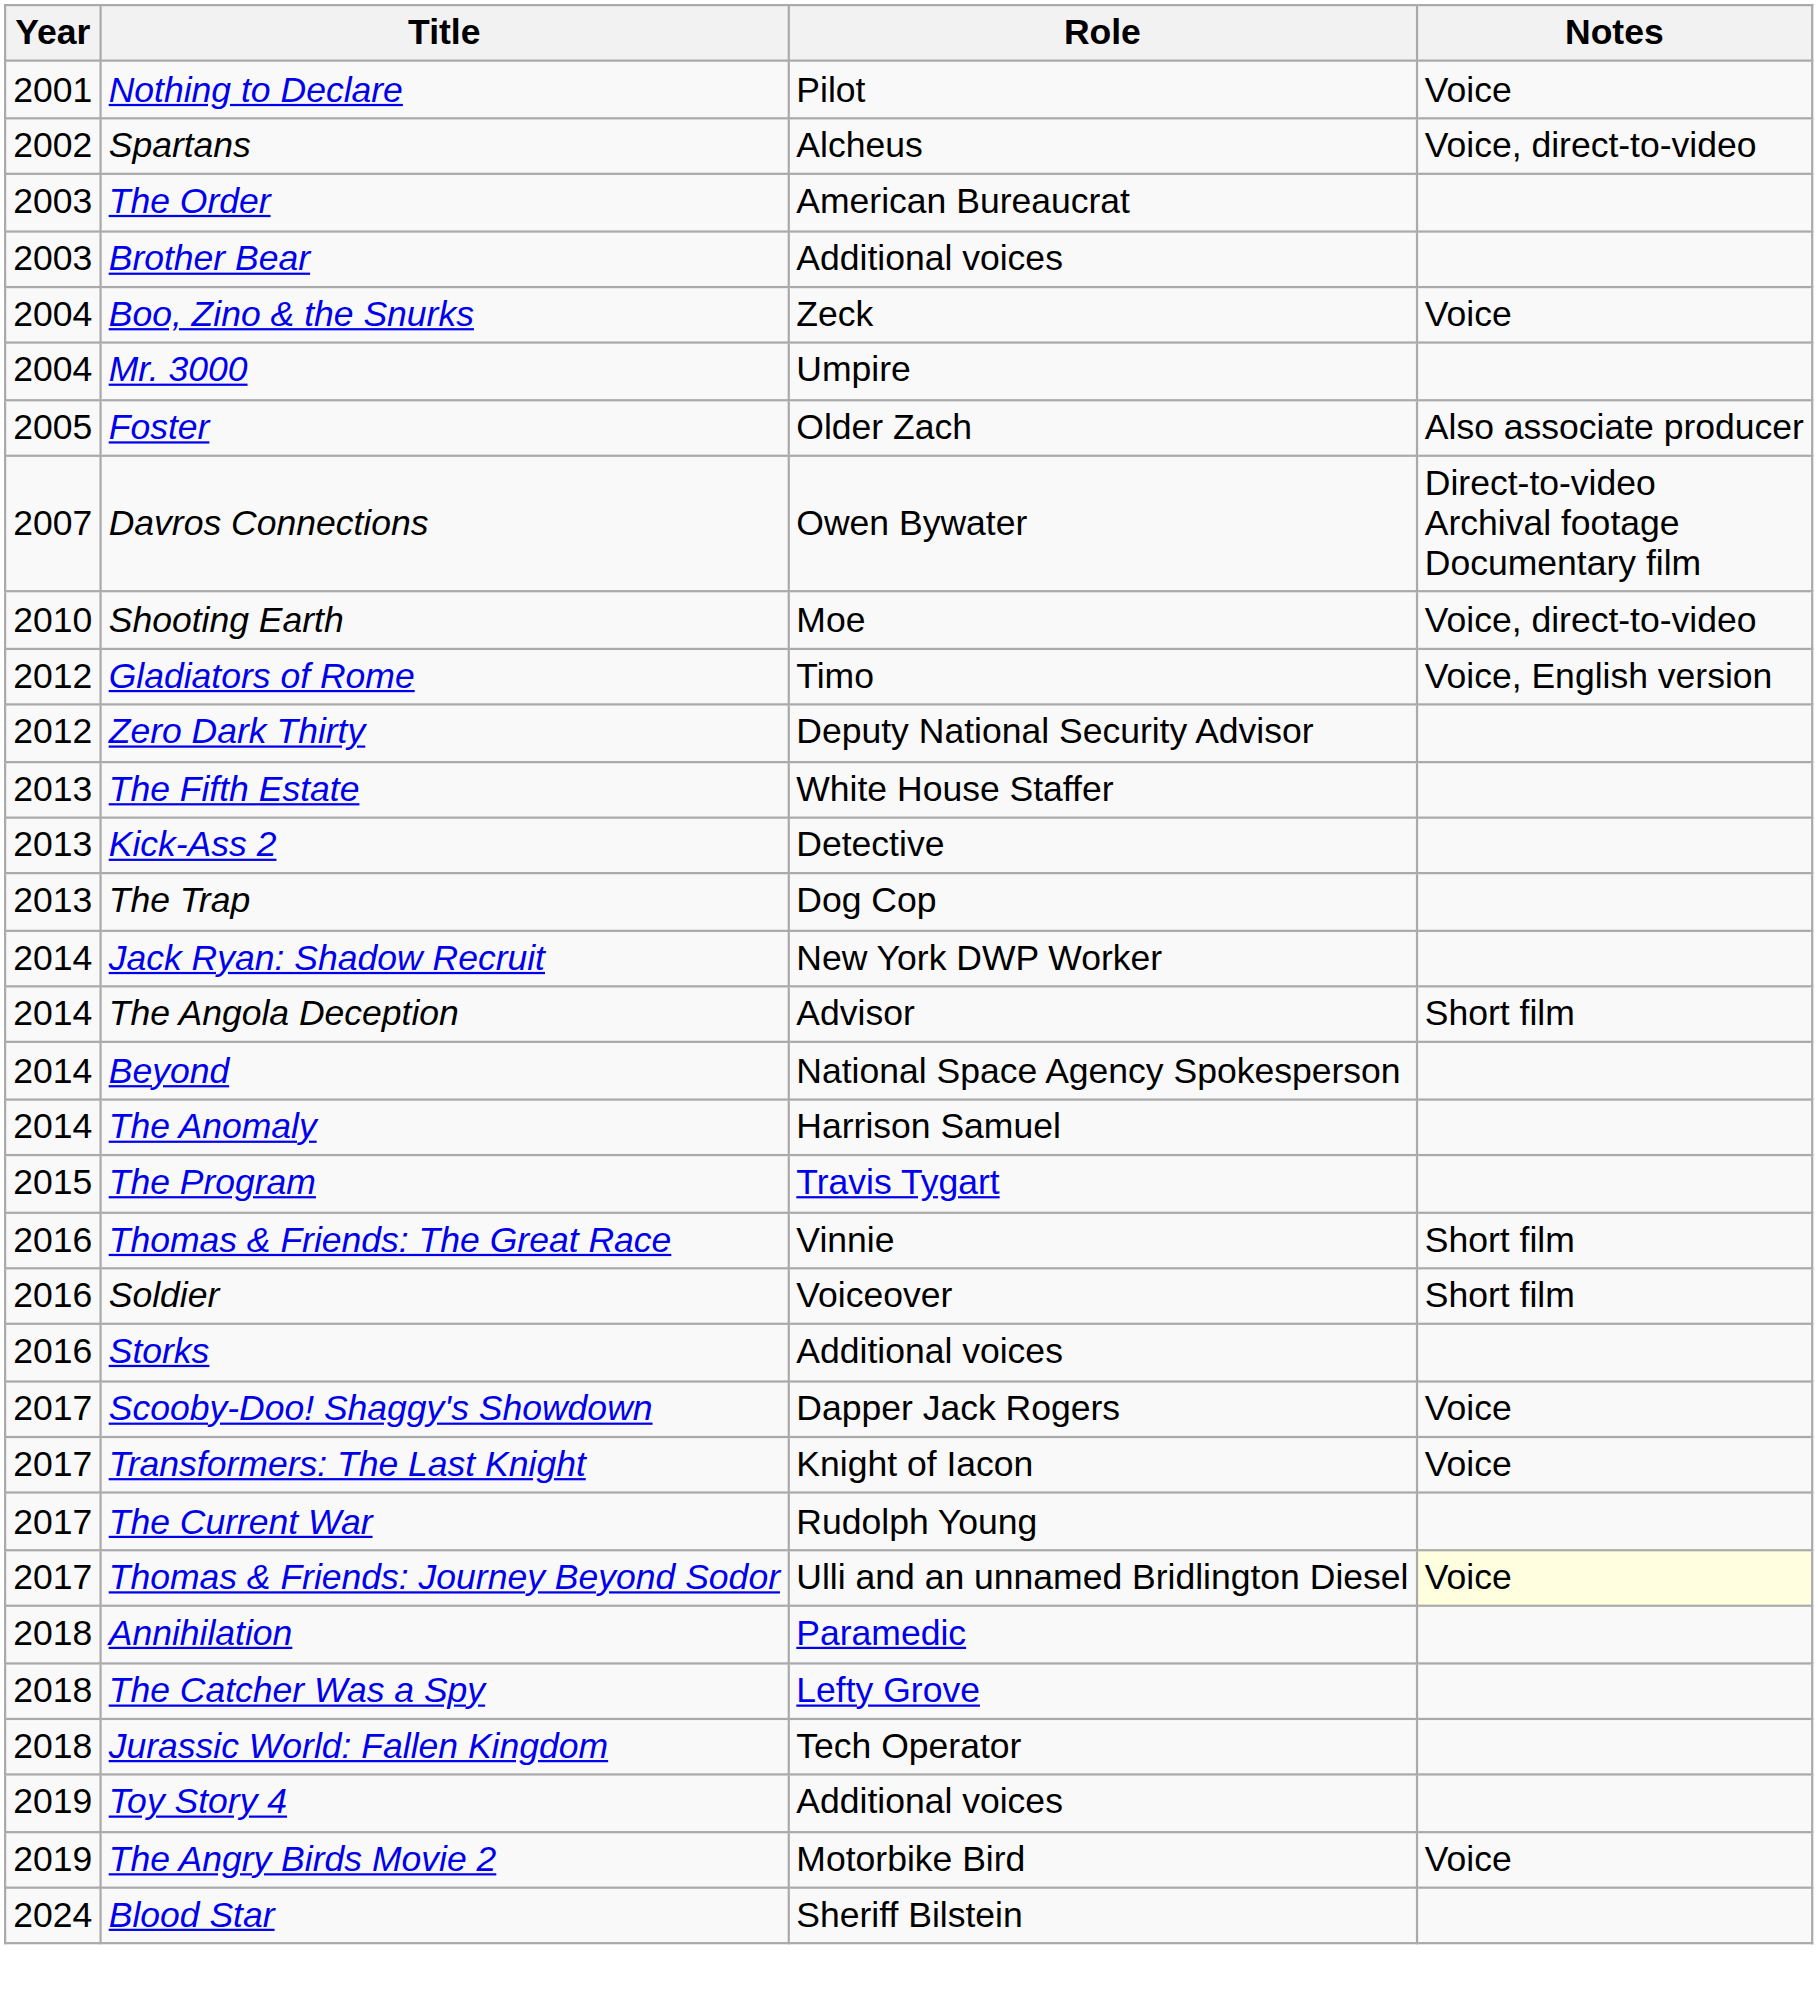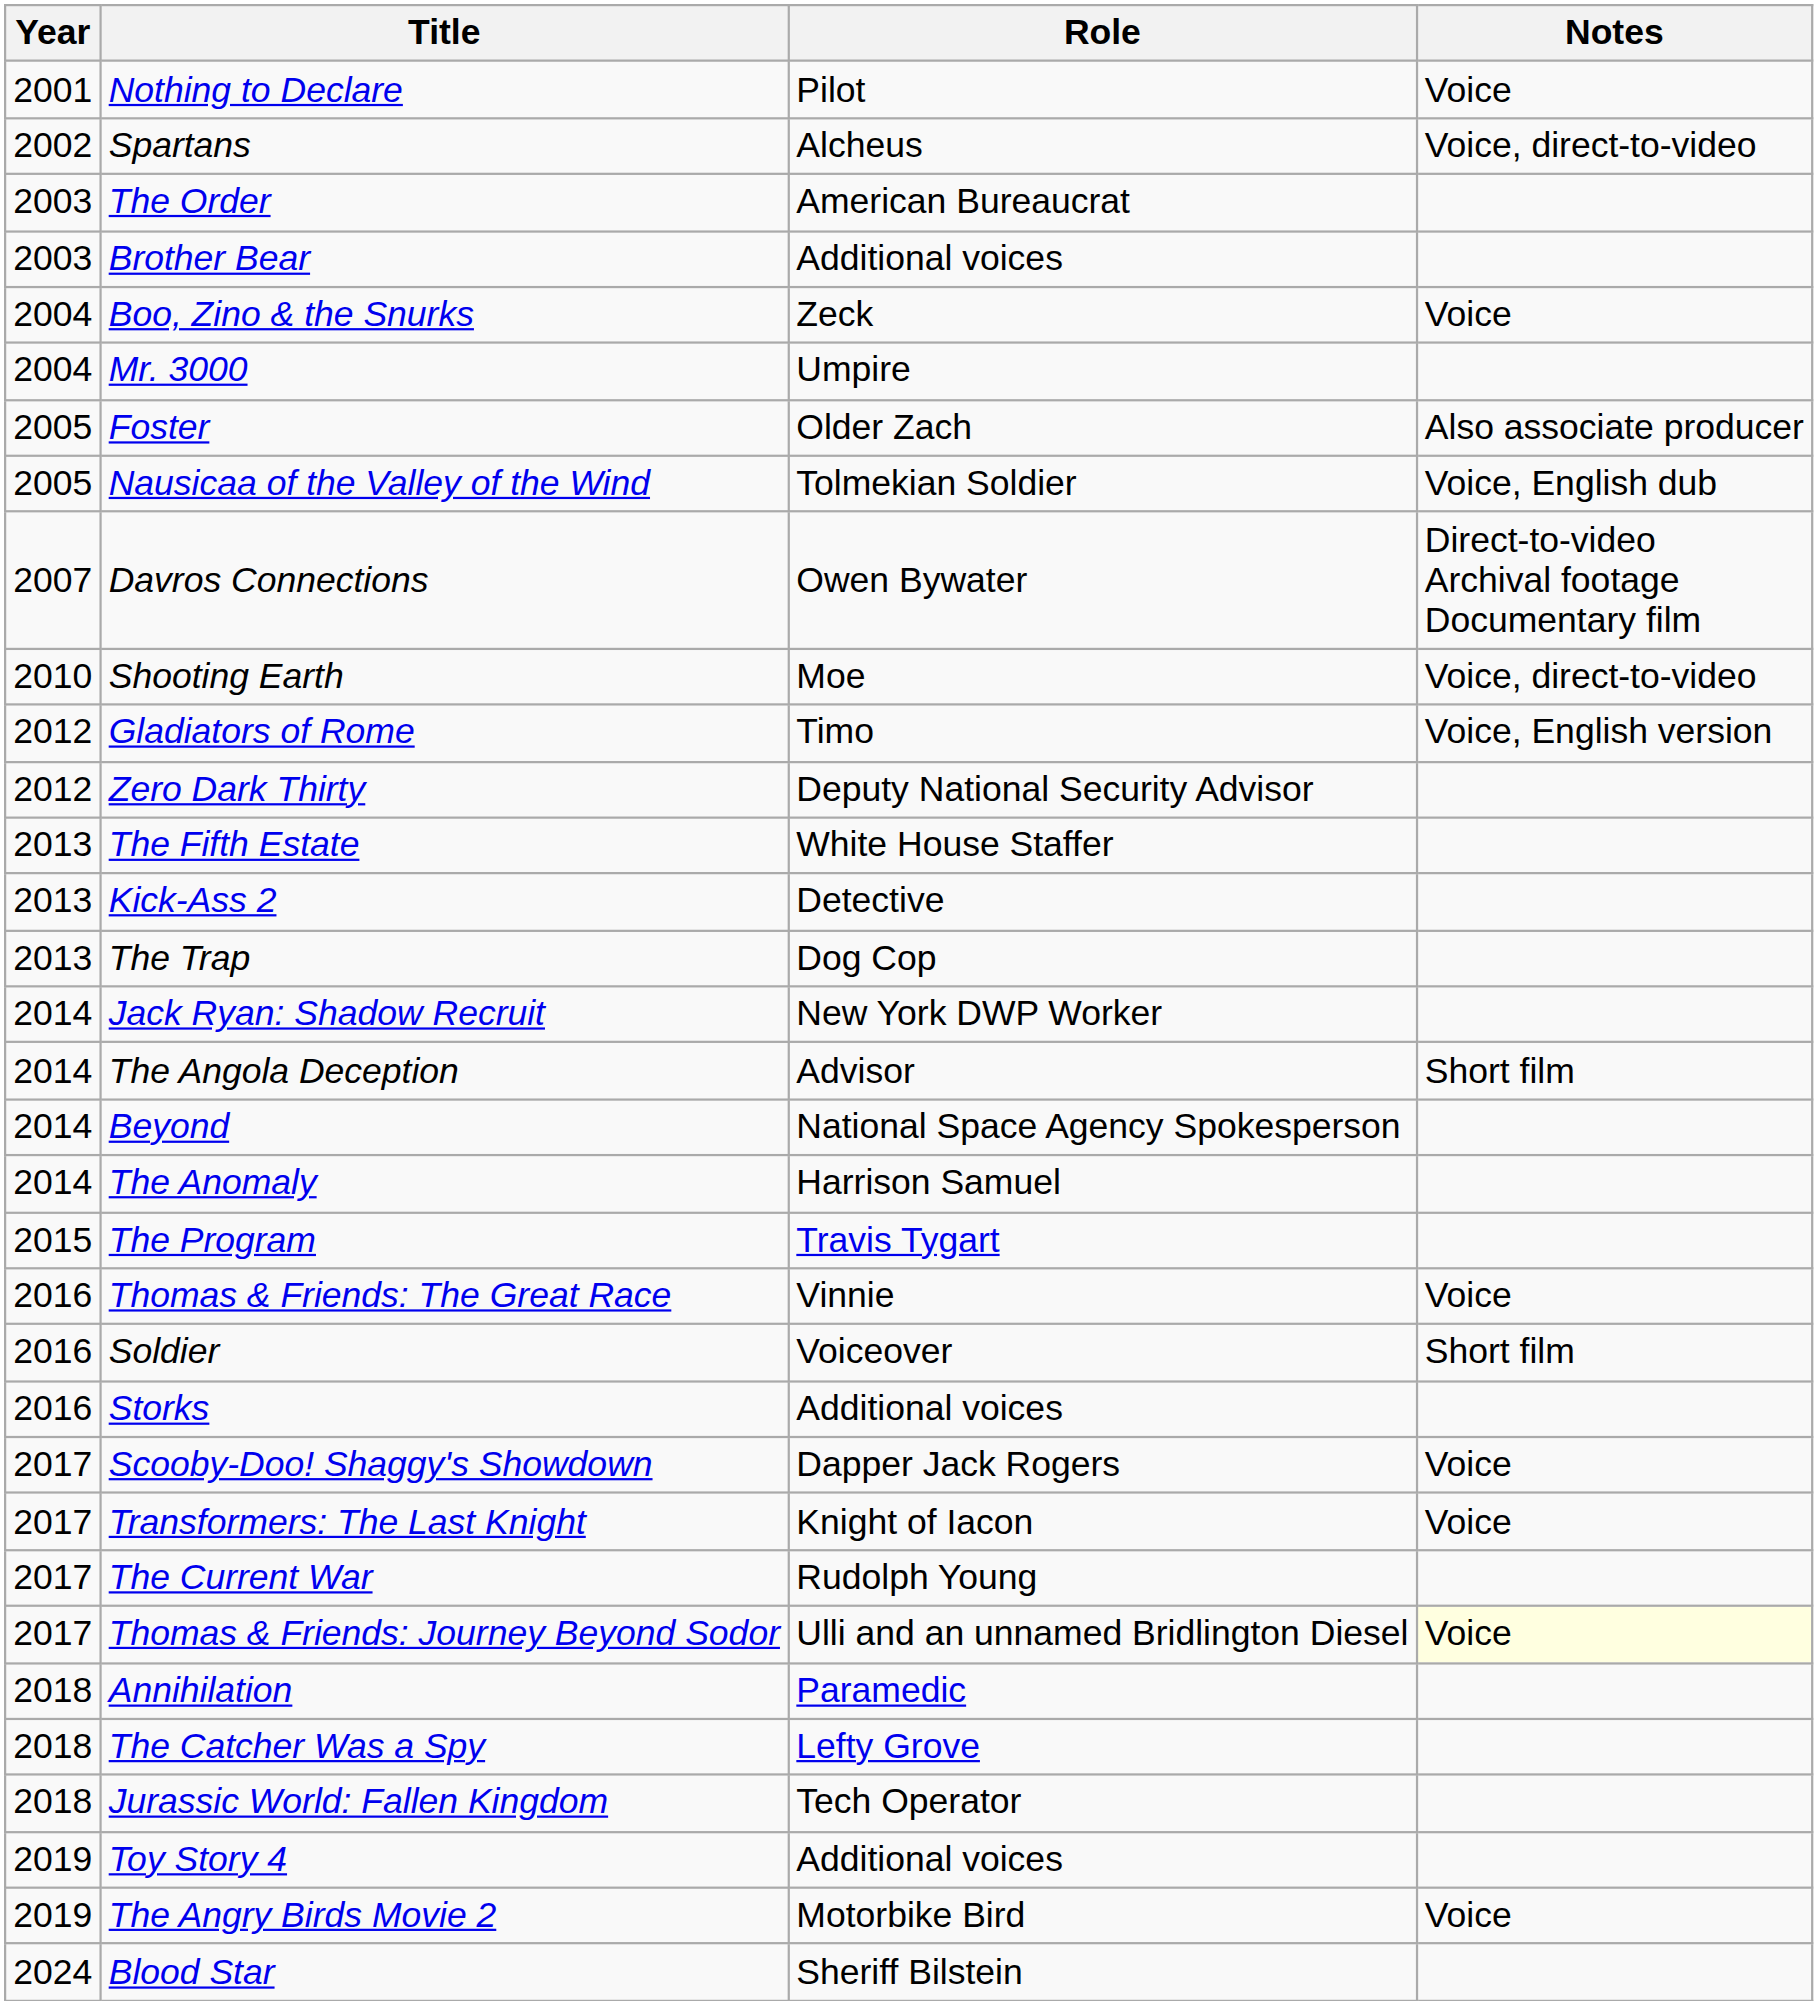+ row: (379, 483)
(1500, 1239) Short film -> (1468, 1295) Voice
